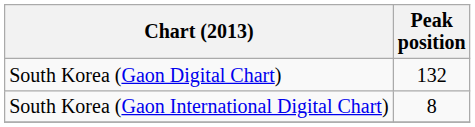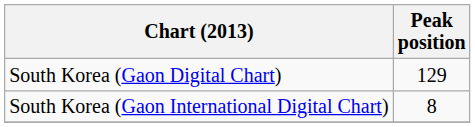(432, 74) 132 -> (432, 74) 129
